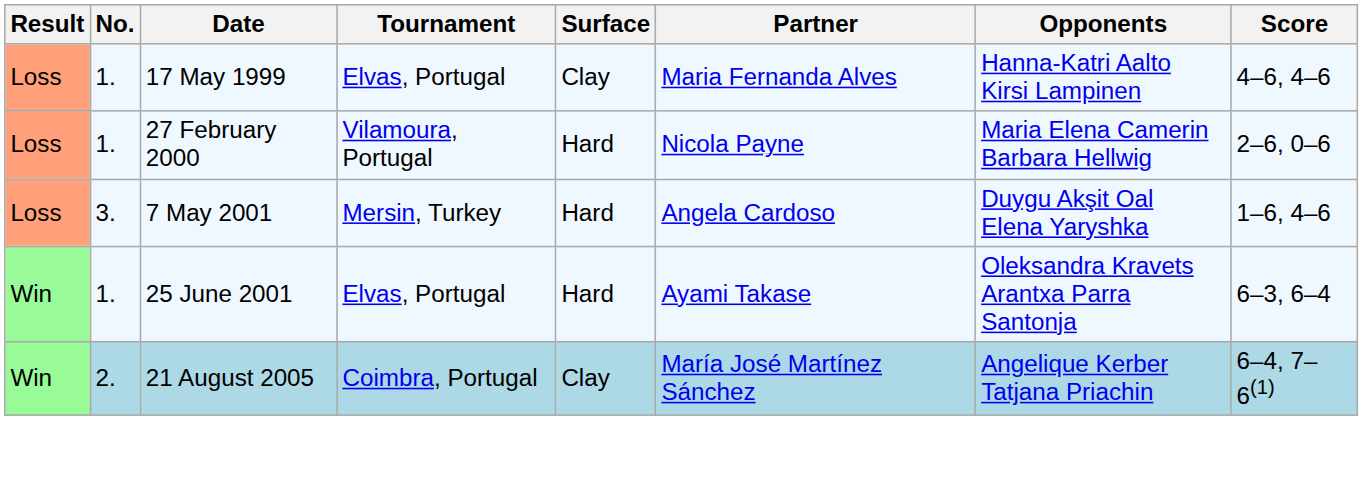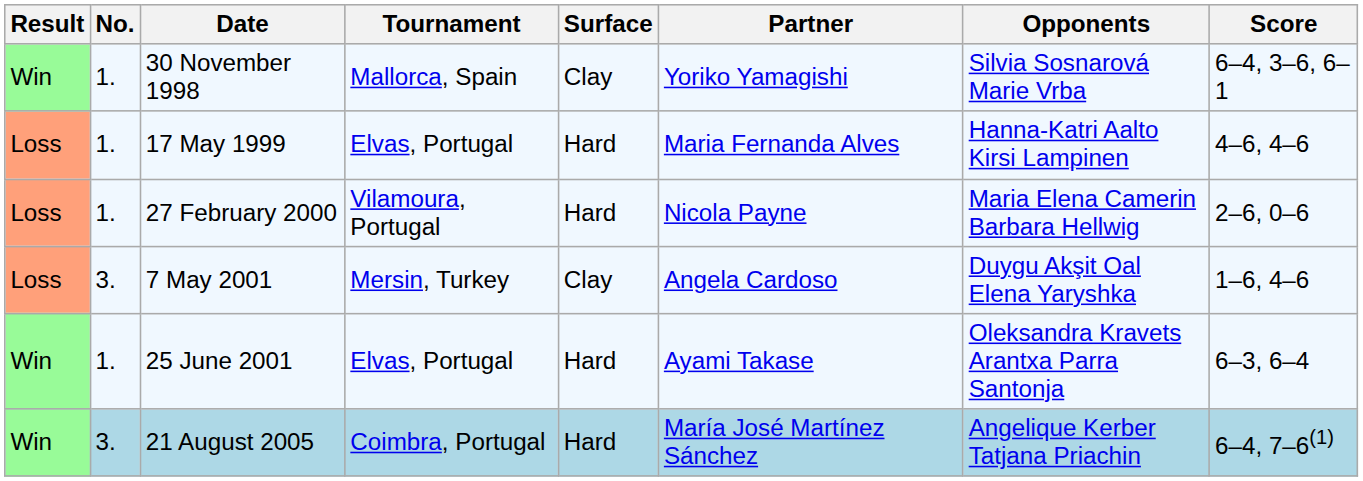+ row: (218, 76)
(586, 76) Clay -> (590, 144) Hard
(588, 211) Hard -> (588, 279) Clay
(106, 377) 2. -> (106, 441) 3.
(586, 377) Clay -> (590, 441) Hard
